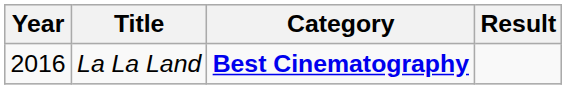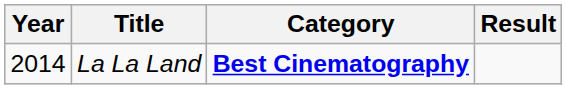(38, 63) 2016 -> (38, 63) 2014
